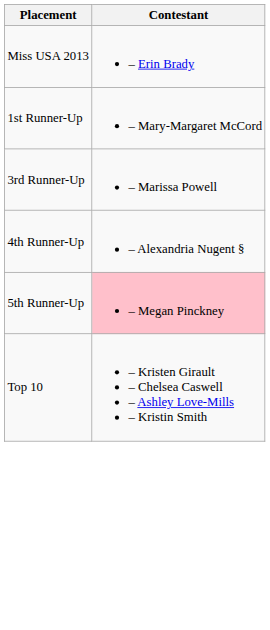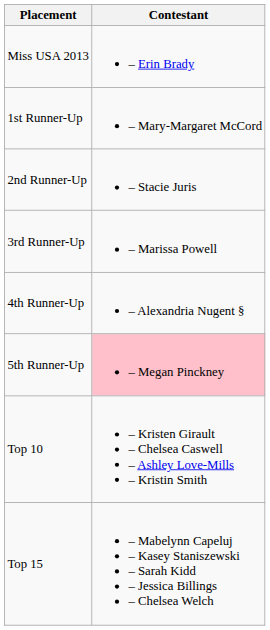+ row: (47, 179)
+ row: (25, 563)
